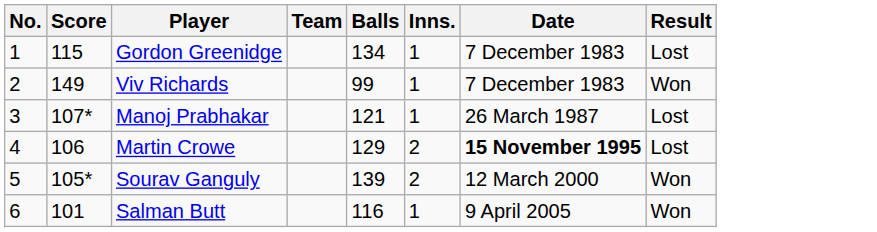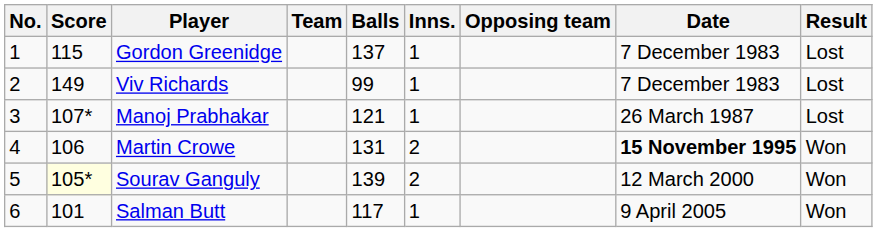+ column: (538, 21)
(368, 52) 134 -> (368, 52) 137
(671, 84) Won -> (825, 84) Lost
(368, 148) 129 -> (368, 148) 131
(669, 148) Lost -> (826, 148) Won
(72, 180) no background -> (72, 180) lightyellow background
(368, 211) 116 -> (368, 211) 117
